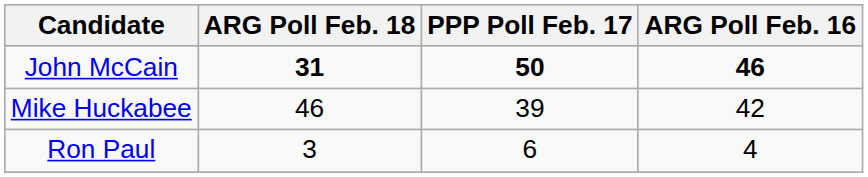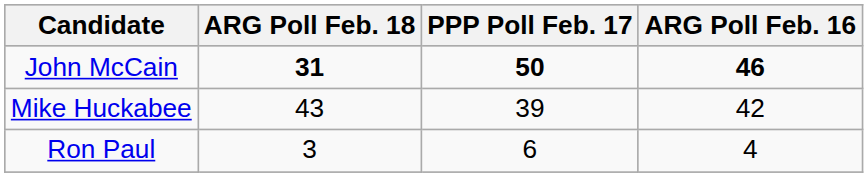(310, 108) 46 -> (310, 108) 43
